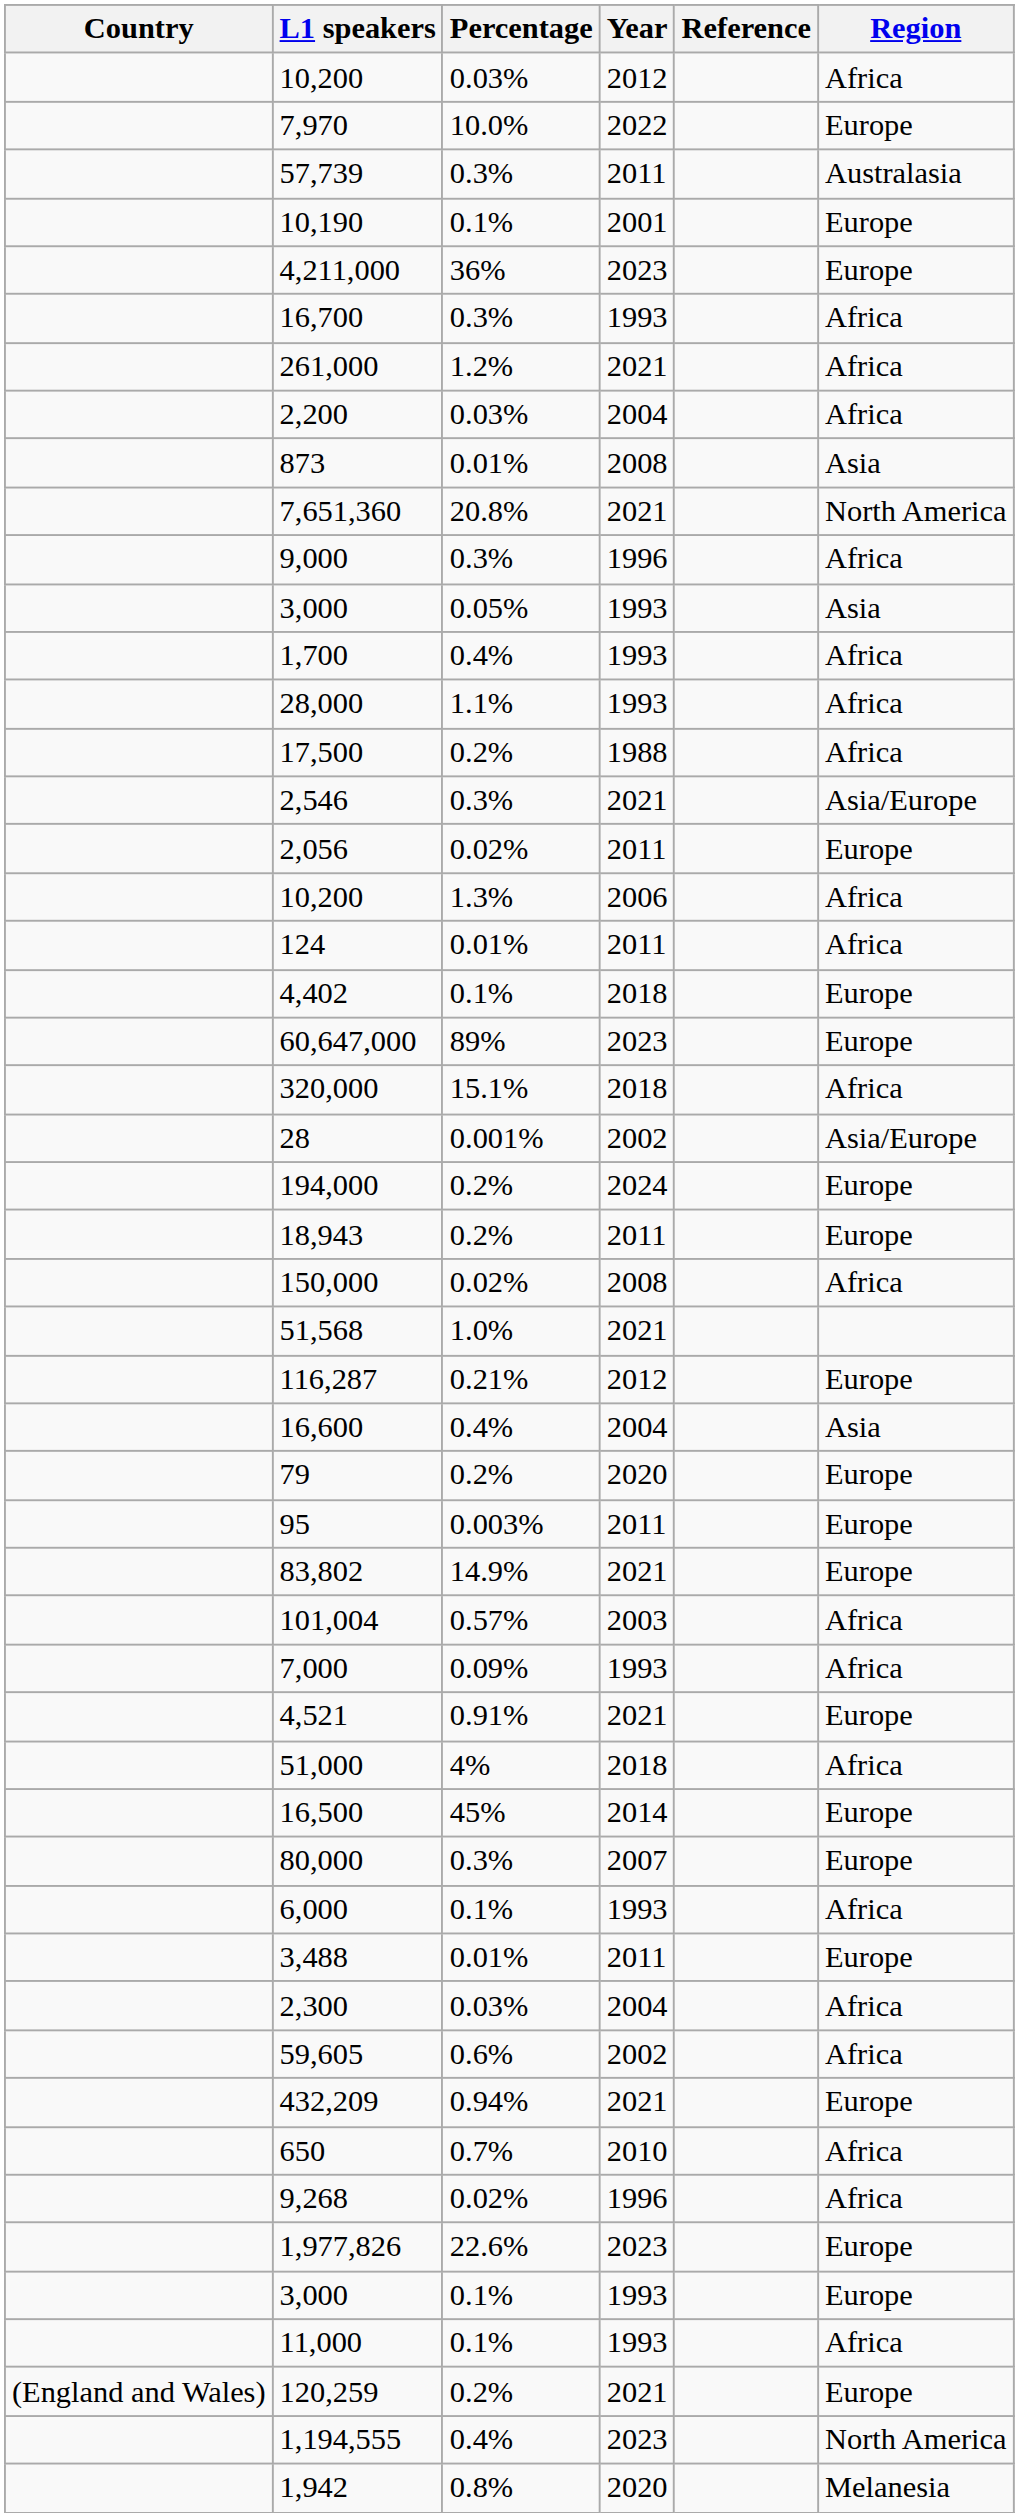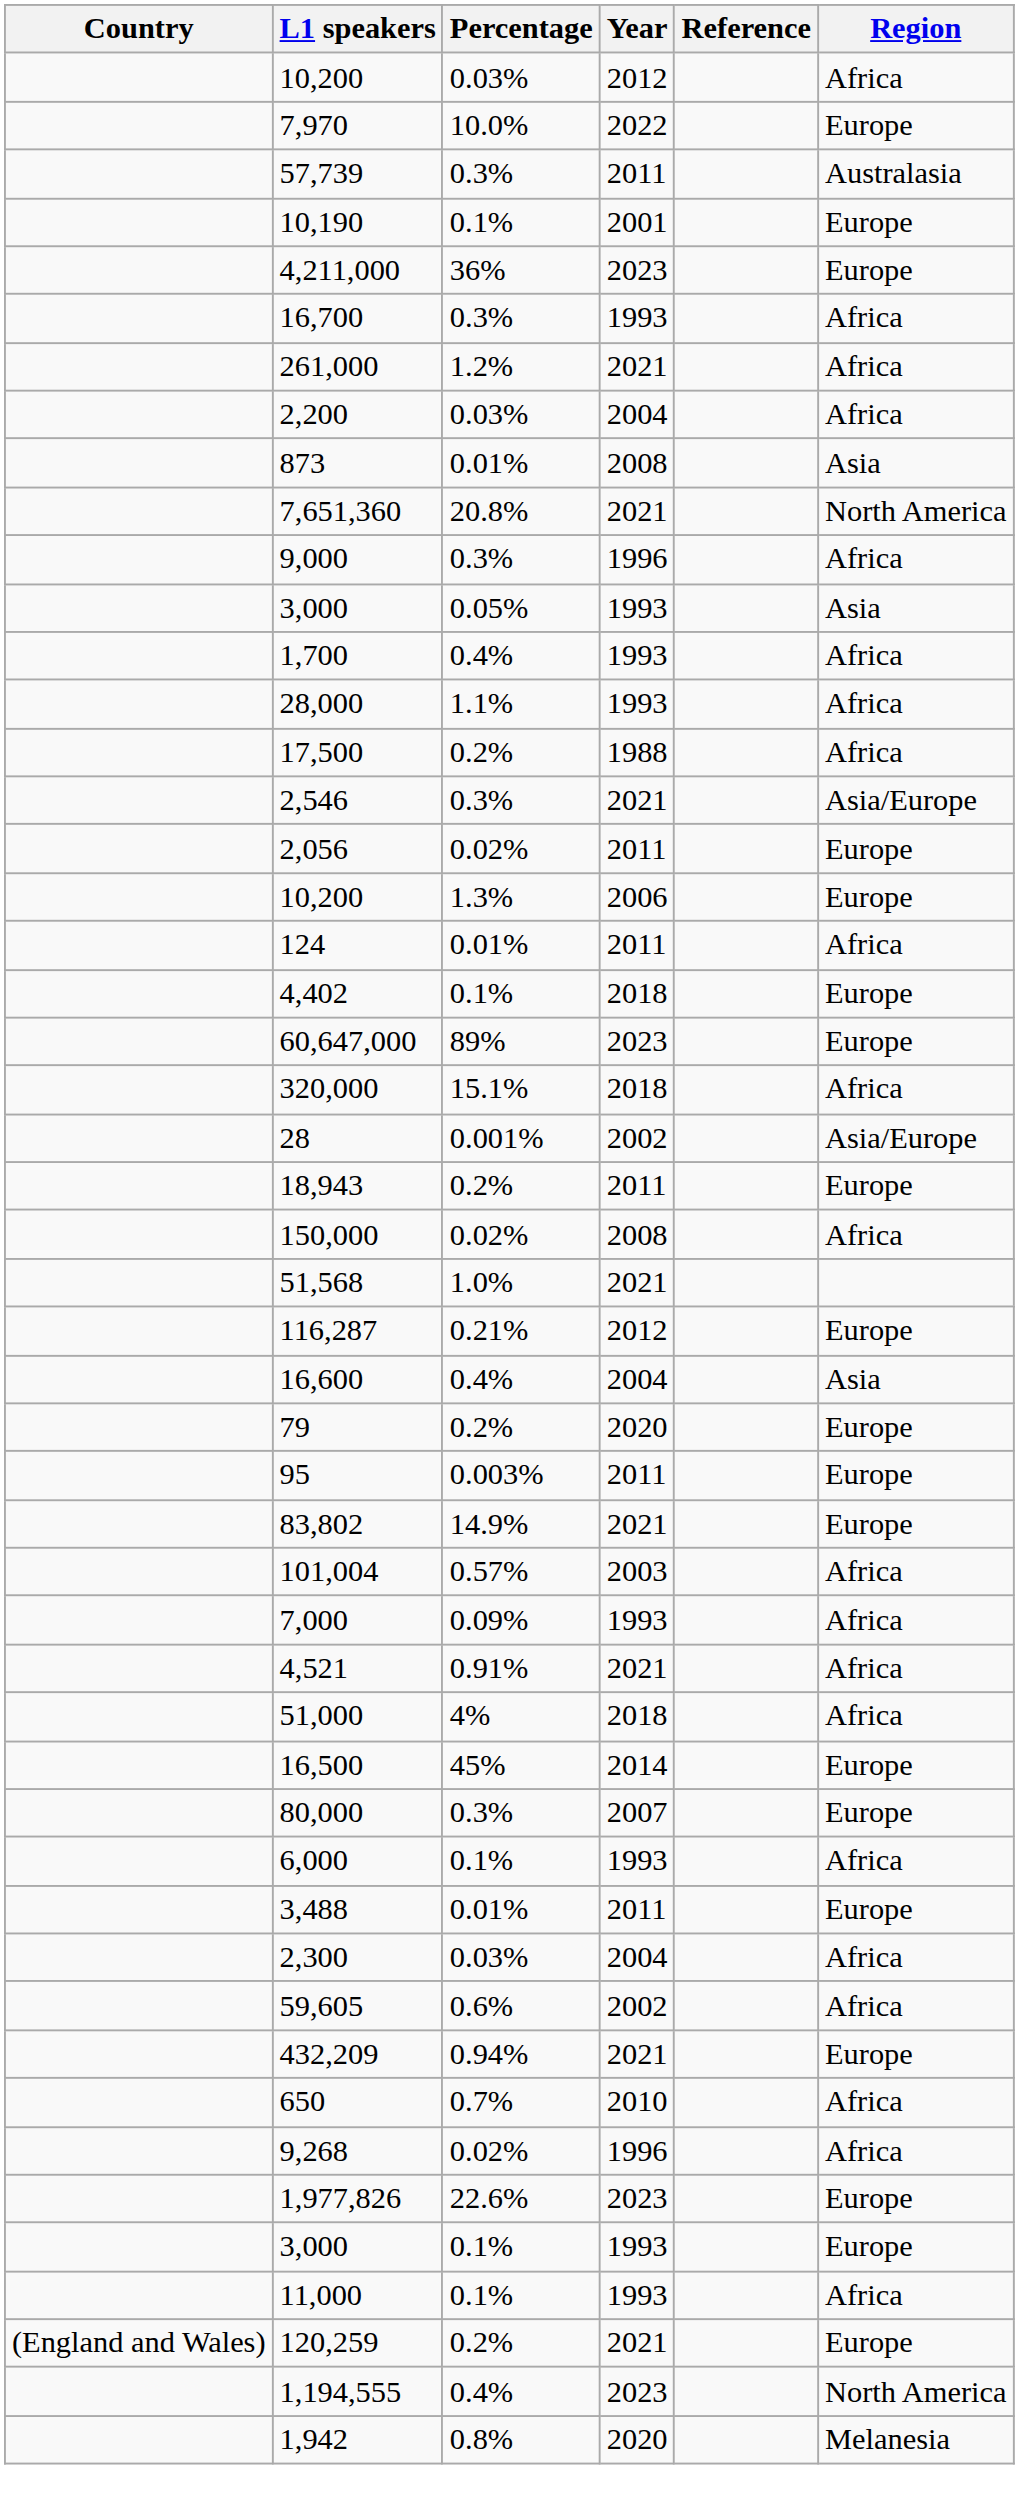(864, 896) Africa -> (869, 896) Europe
- row: (329, 1185)
(869, 1716) Europe -> (864, 1667) Africa
